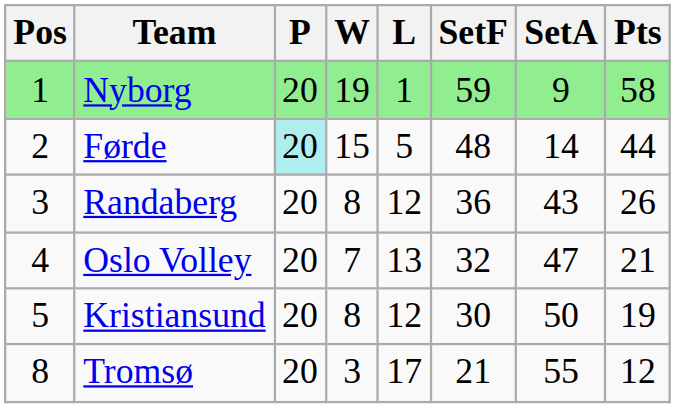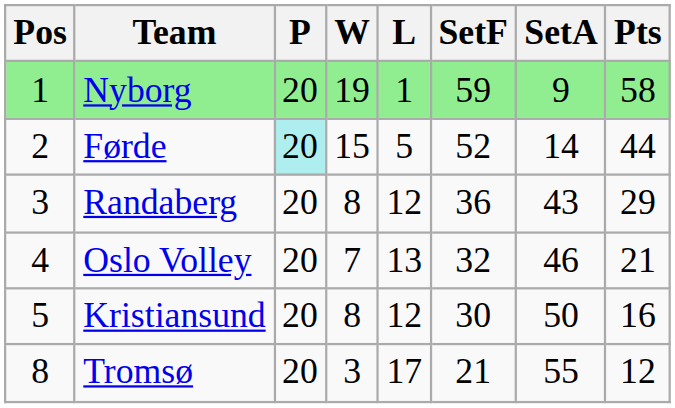(473, 145) 48 -> (473, 145) 52
(638, 202) 26 -> (638, 202) 29
(561, 259) 47 -> (561, 259) 46
(638, 315) 19 -> (638, 315) 16
